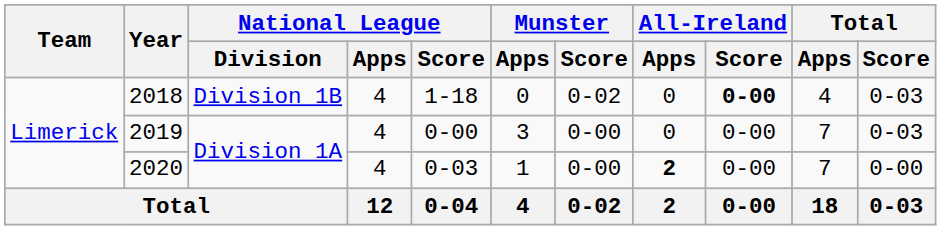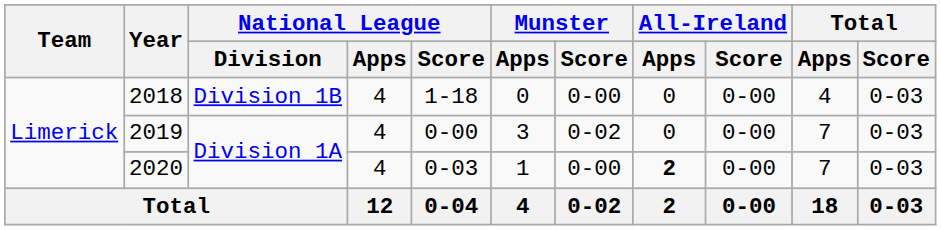(594, 97) 0-02 -> (594, 97) 0-00
(749, 97) bold -> (749, 97) normal
(594, 133) 0-00 -> (594, 133) 0-02
(896, 170) 0-00 -> (896, 170) 0-03
